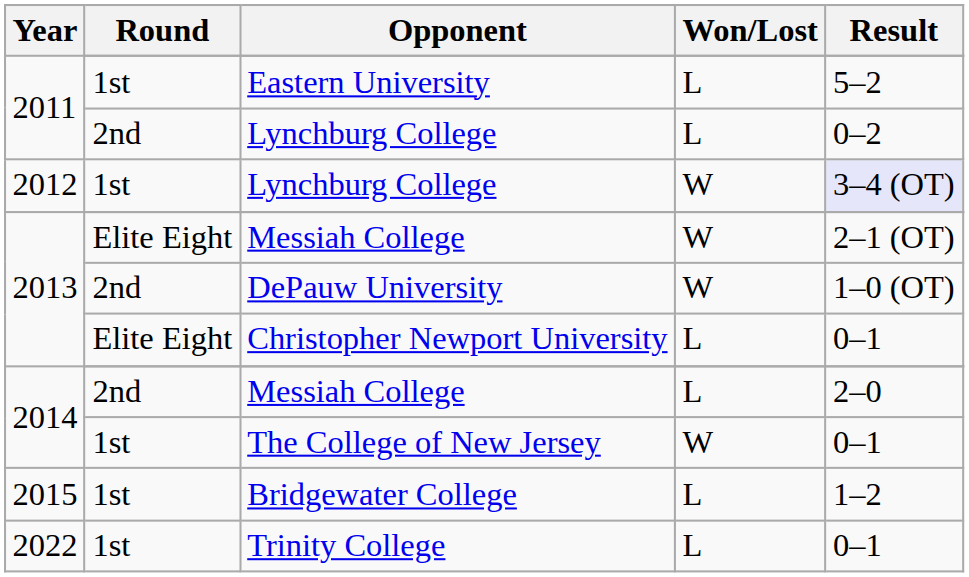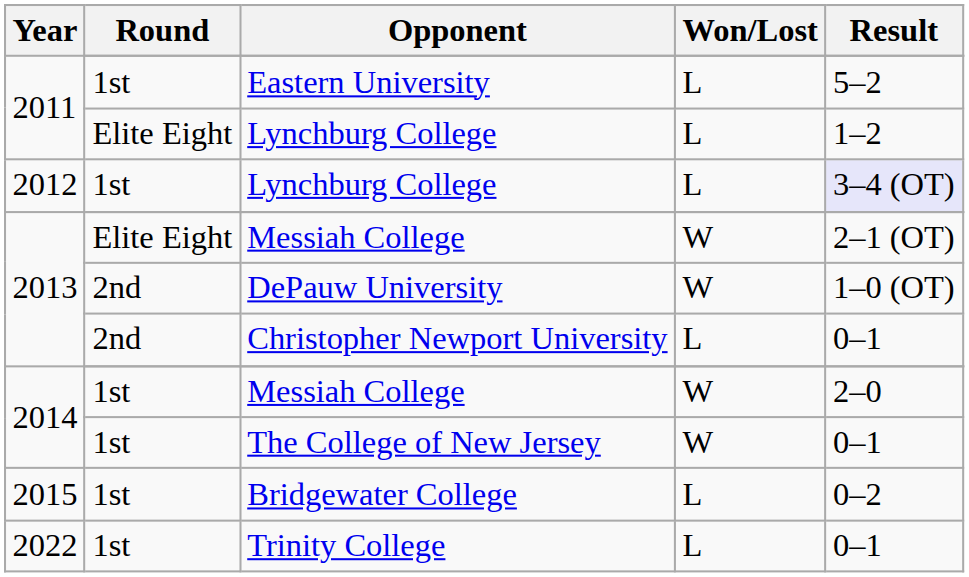(117, 133) 2nd -> (162, 133) Elite Eight
(857, 133) 0–2 -> (857, 133) 1–2
(698, 184) W -> (692, 184) L
(162, 339) Elite Eight -> (117, 339) 2nd
(117, 390) 2nd -> (111, 390) 1st
(692, 390) L -> (698, 390) W
(857, 493) 1–2 -> (857, 493) 0–2
